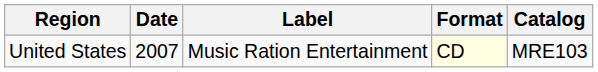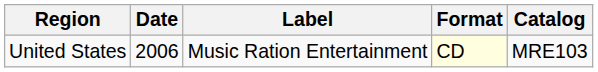(157, 50) 2007 -> (157, 50) 2006
